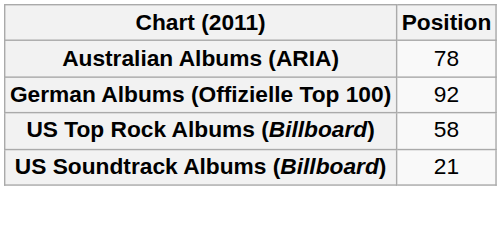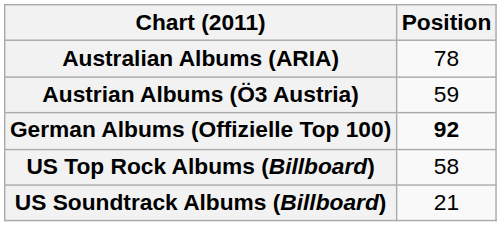+ row: (201, 94)
(446, 94) normal -> (446, 130) bold
